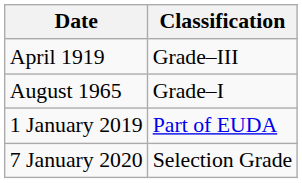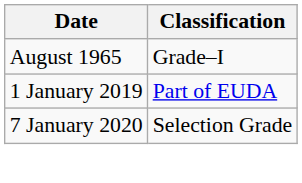- row: (57, 56)
